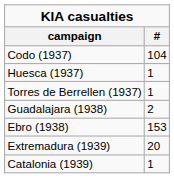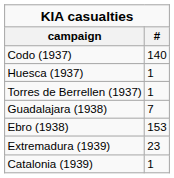(157, 54) 104 -> (157, 54) 140
(151, 109) 2 -> (151, 109) 7
(154, 146) 20 -> (154, 146) 23
